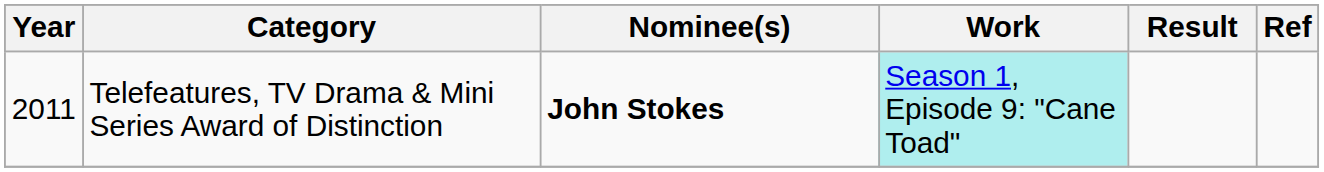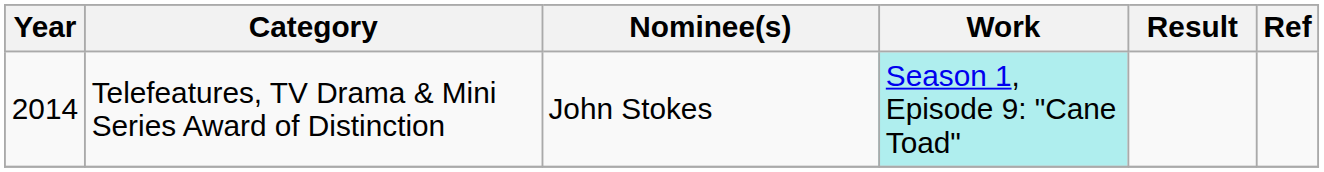(44, 108) 2011 -> (45, 108) 2014
(636, 108) bold -> (630, 108) normal
